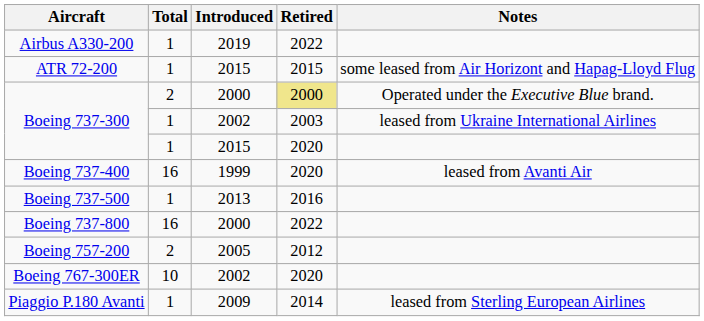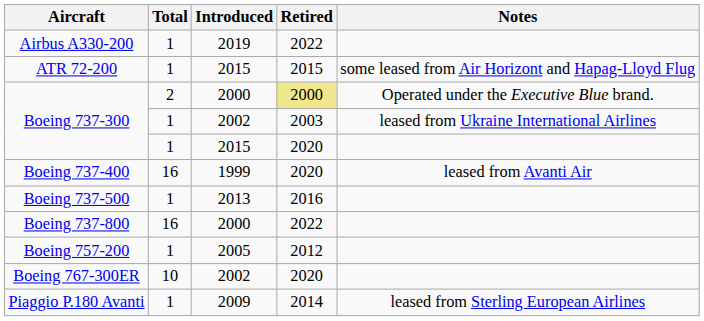(170, 250) 2 -> (170, 250) 1
